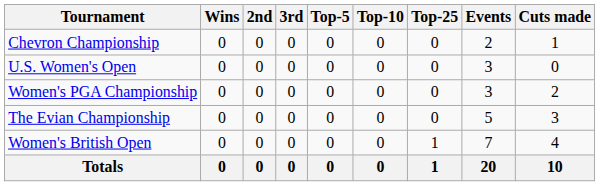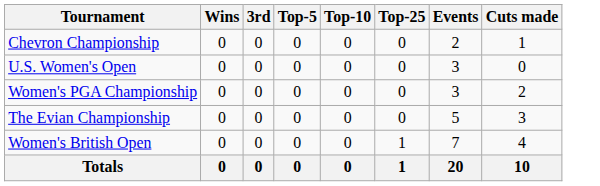- column: (259, 17)
